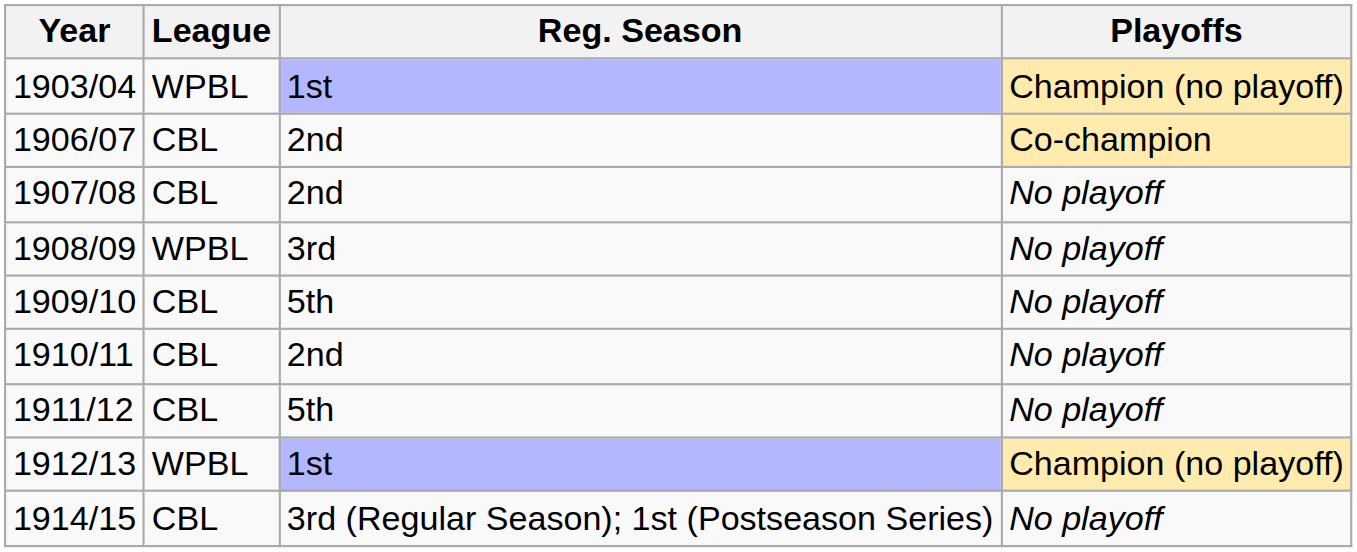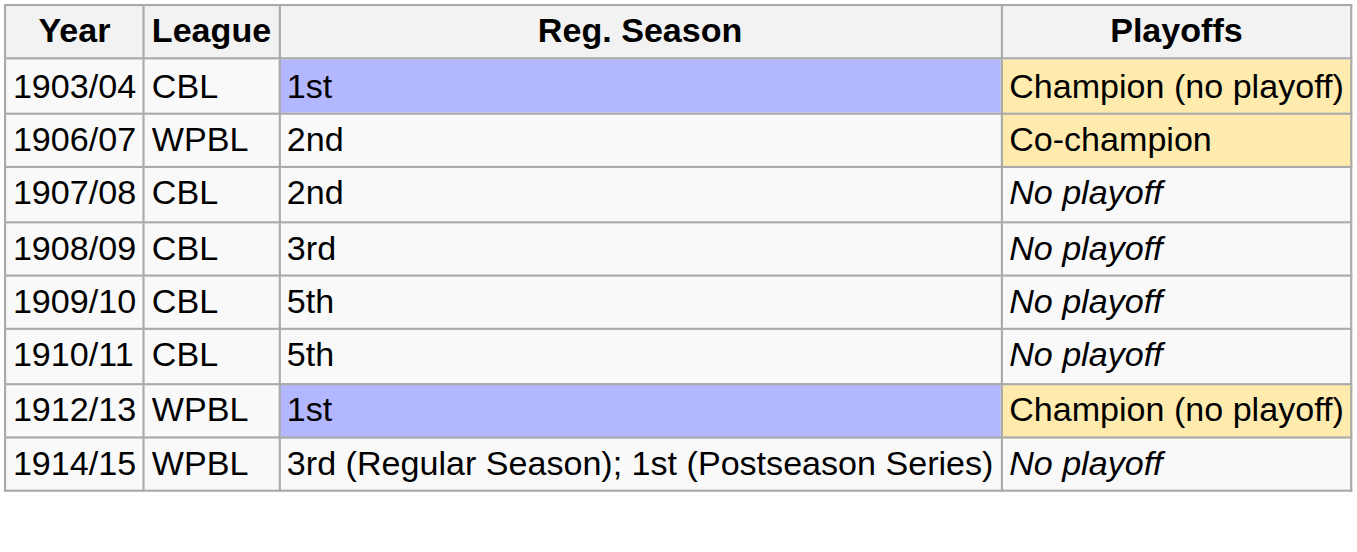(200, 85) WPBL -> (185, 85) CBL
(185, 139) CBL -> (200, 139) WPBL
(200, 247) WPBL -> (185, 247) CBL
(315, 355) 2nd -> (311, 355) 5th
- row: (73, 409)
(185, 517) CBL -> (200, 463) WPBL
